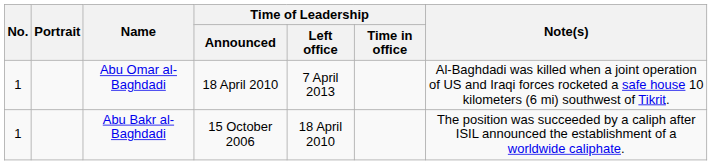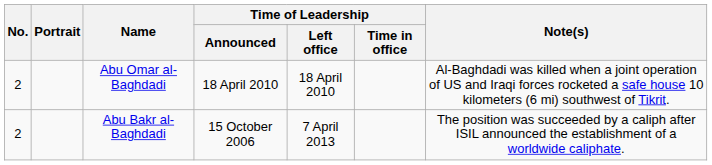(18, 85) 1 -> (18, 85) 2
(320, 85) 7 April 2013 -> (320, 85) 18 April 2010
(18, 134) 1 -> (18, 134) 2
(320, 134) 18 April 2010 -> (320, 134) 7 April 2013
